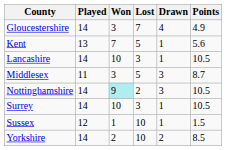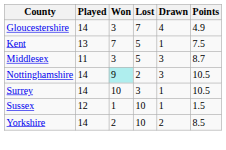(199, 43) 5.6 -> (199, 43) 7.5
- row: (28, 59)
